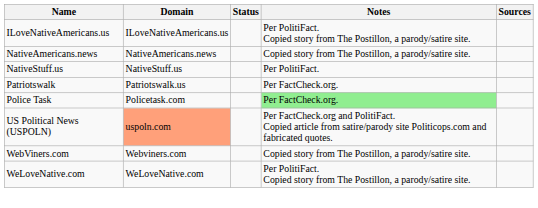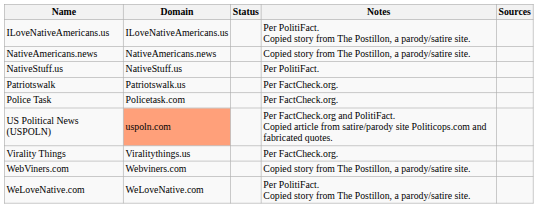(301, 100) lightgreen background -> (301, 100) no background
+ row: (36, 153)
